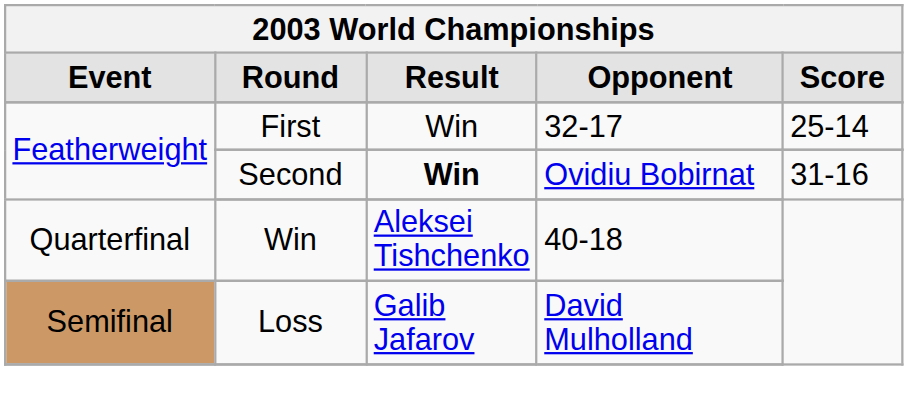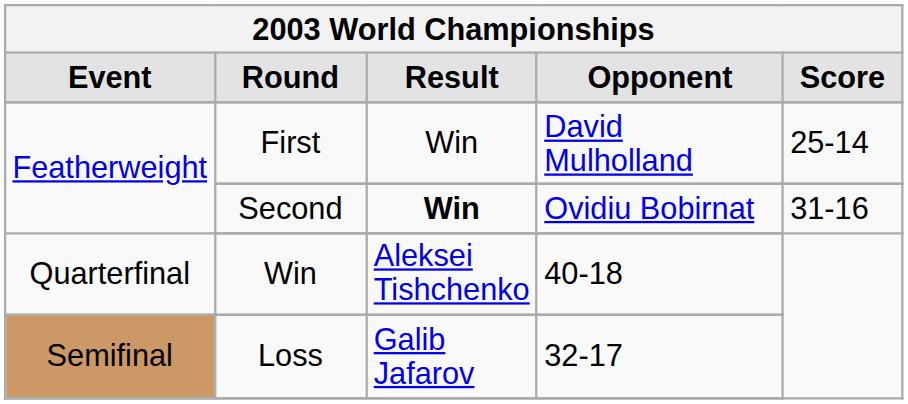(584, 126) 32-17 -> (619, 143) David Mulholland
(619, 322) David Mulholland -> (584, 356) 32-17
